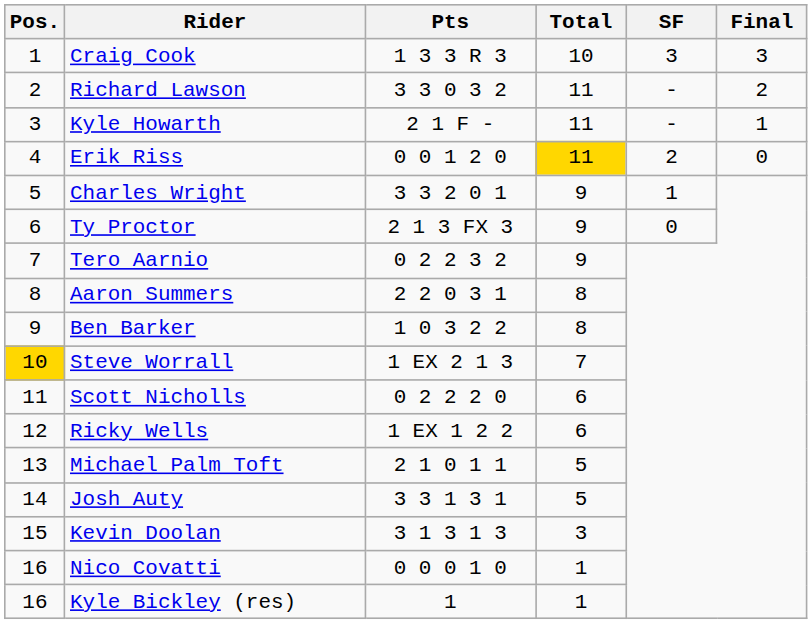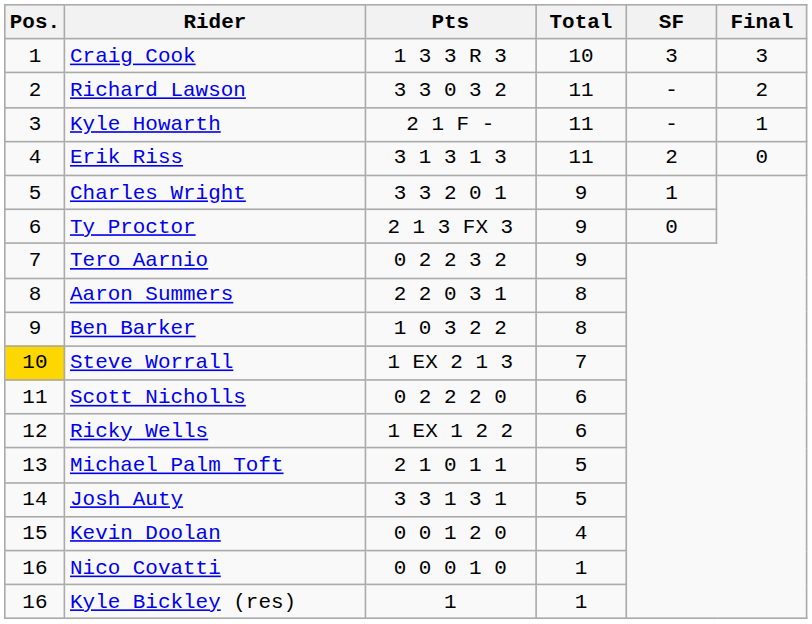(450, 158) 0 0 1 2 0 -> (450, 158) 3 1 3 1 3
(581, 158) gold background -> (581, 158) no background
(450, 534) 3 1 3 1 3 -> (450, 534) 0 0 1 2 0
(581, 534) 3 -> (581, 534) 4
